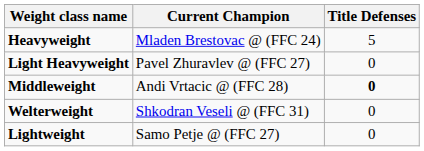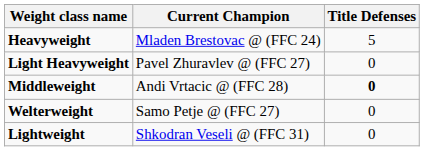(222, 110) Shkodran Veseli @ (FFC 31) -> (208, 110) Samo Petje @ (FFC 27)
(208, 134) Samo Petje @ (FFC 27) -> (222, 134) Shkodran Veseli @ (FFC 31)
